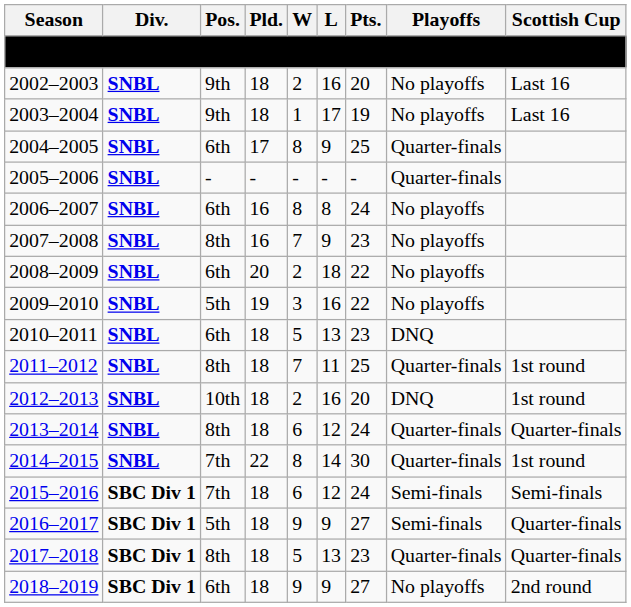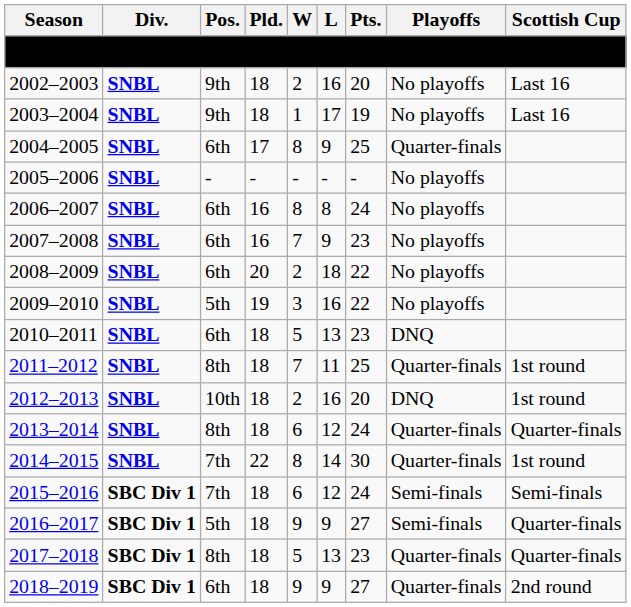(446, 177) Quarter-finals -> (438, 177) No playoffs
(218, 240) 8th -> (218, 240) 6th
(438, 586) No playoffs -> (446, 586) Quarter-finals
